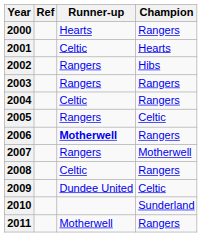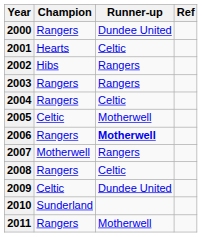columns swapped: (166, 13) <-> (45, 13)
(76, 30) Hearts -> (135, 30) Dundee United
(80, 118) Rangers -> (125, 118) Motherwell
